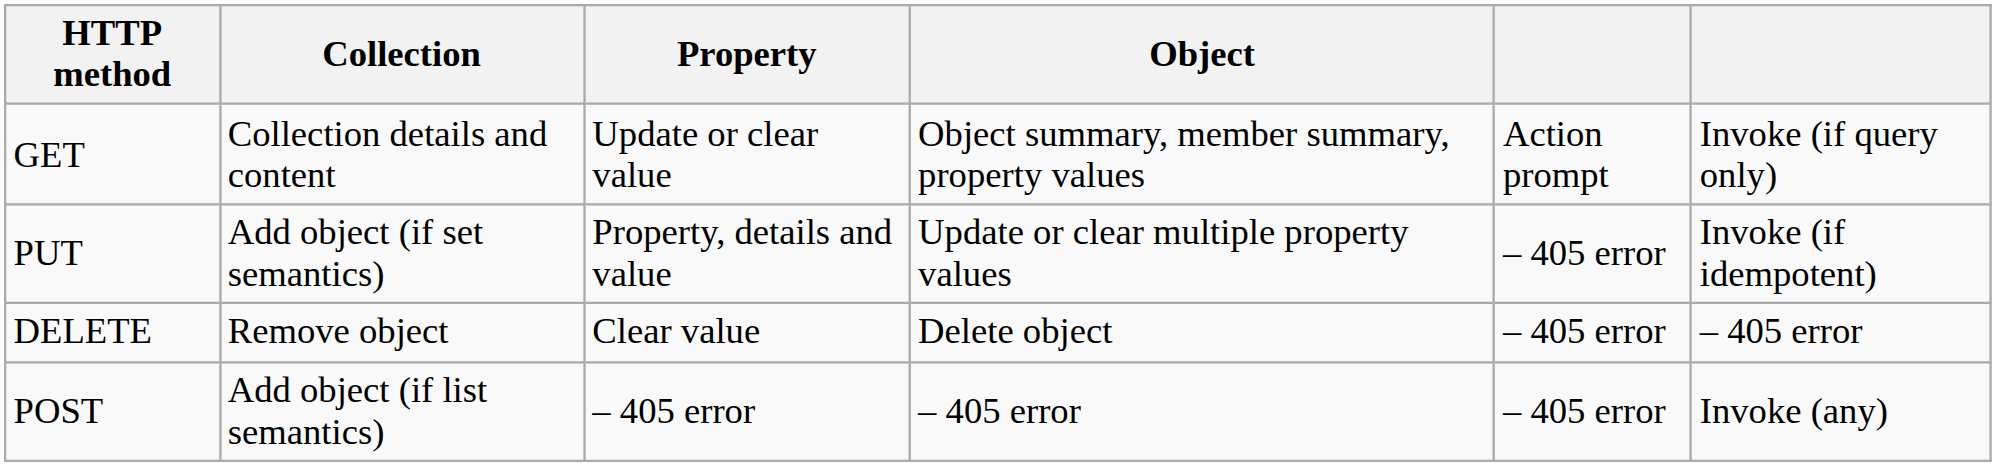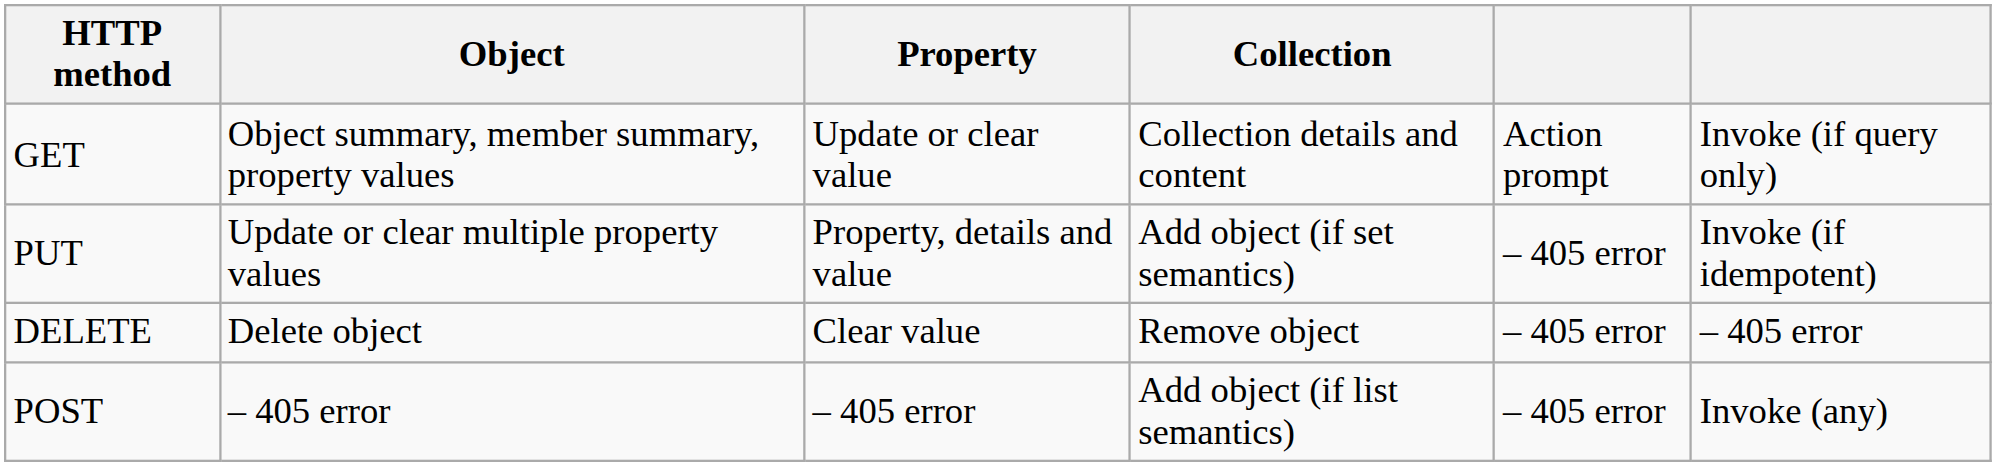columns swapped: (1202, 54) <-> (402, 54)
